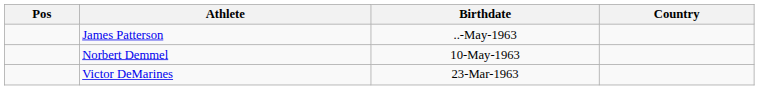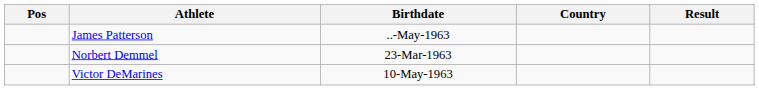+ column: (702, 14)
(485, 54) 10-May-1963 -> (418, 54) 23-Mar-1963
(485, 74) 23-Mar-1963 -> (418, 74) 10-May-1963
